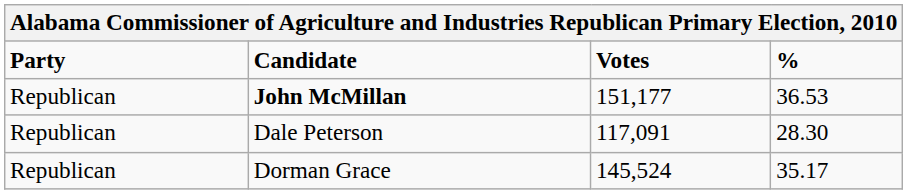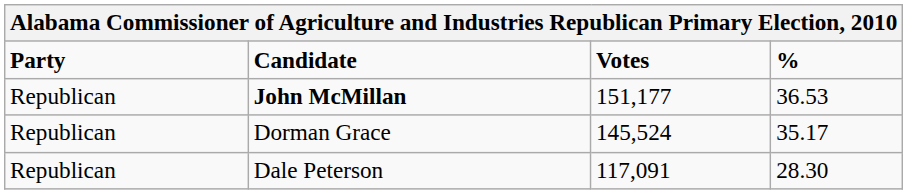rows swapped: (322, 170) <-> (318, 133)
